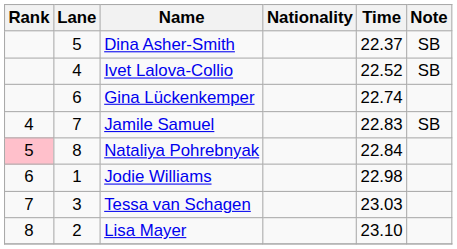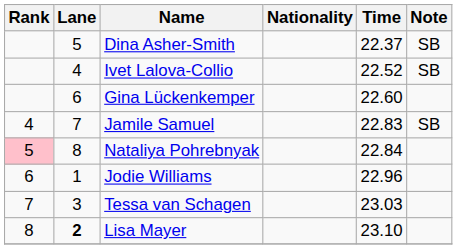(382, 97) 22.74 -> (382, 97) 22.60
(382, 177) 22.98 -> (382, 177) 22.96
(77, 230) normal -> (77, 230) bold
